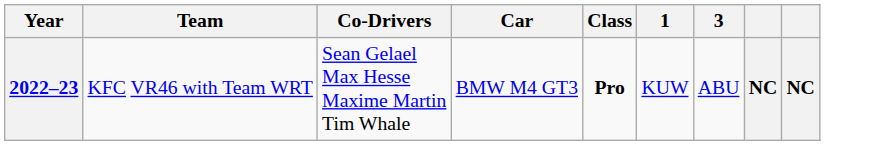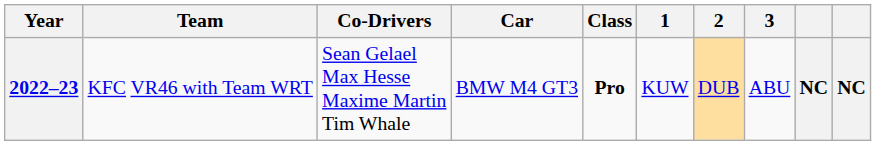+ column: (719, 21)
